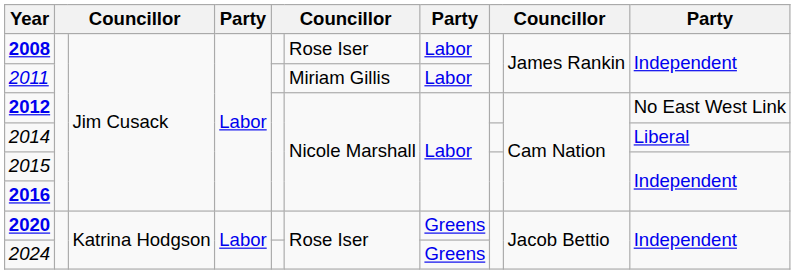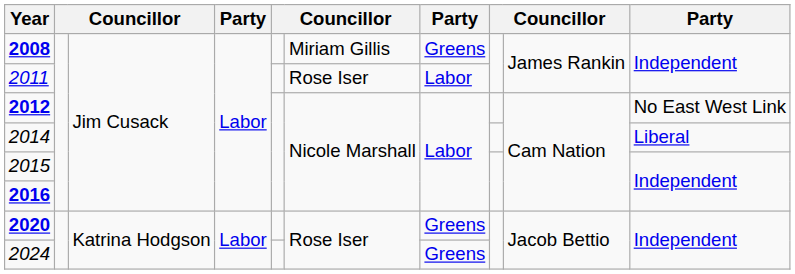(329, 48) Rose Iser -> (340, 48) Miriam Gillis
(448, 48) Labor -> (455, 48) Greens
(340, 78) Miriam Gillis -> (329, 78) Rose Iser
